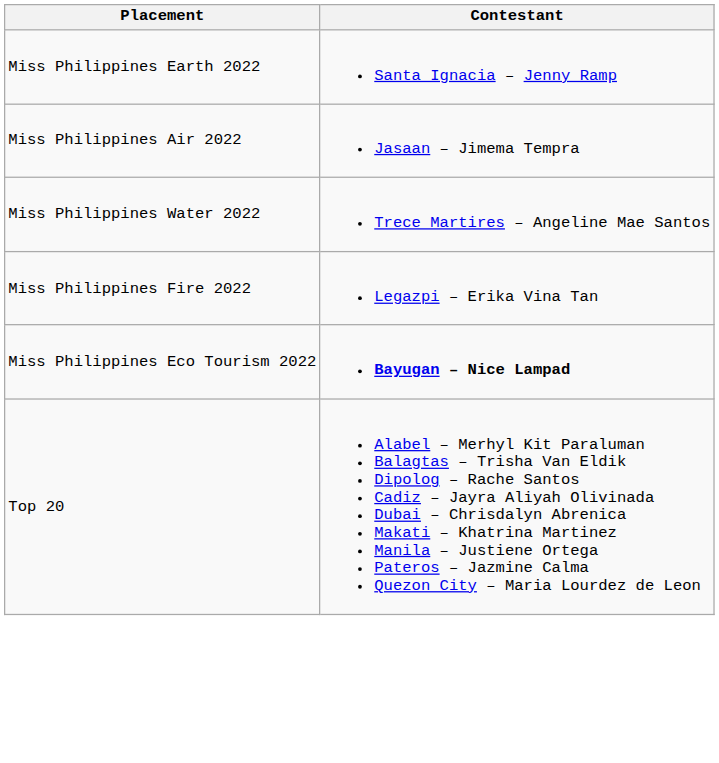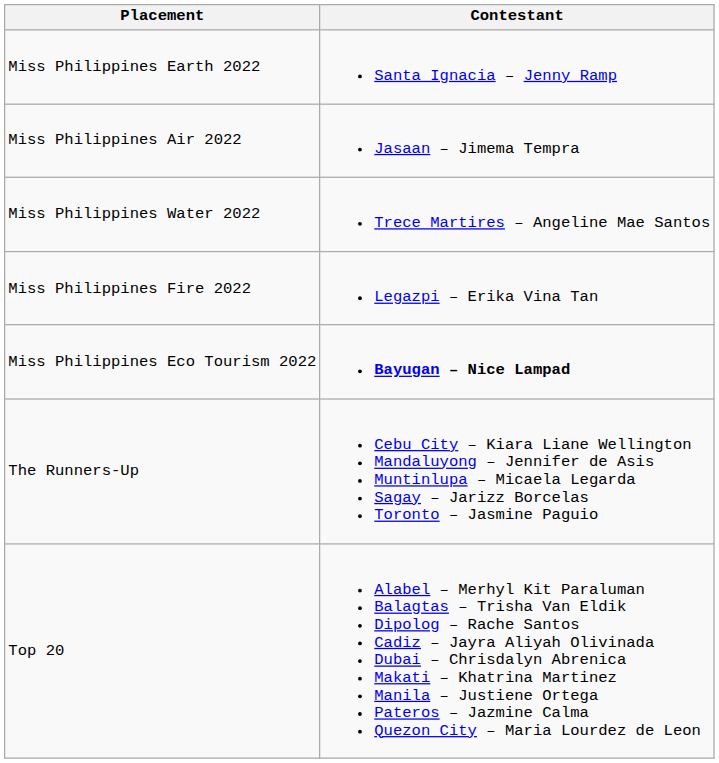+ row: (74, 472)
